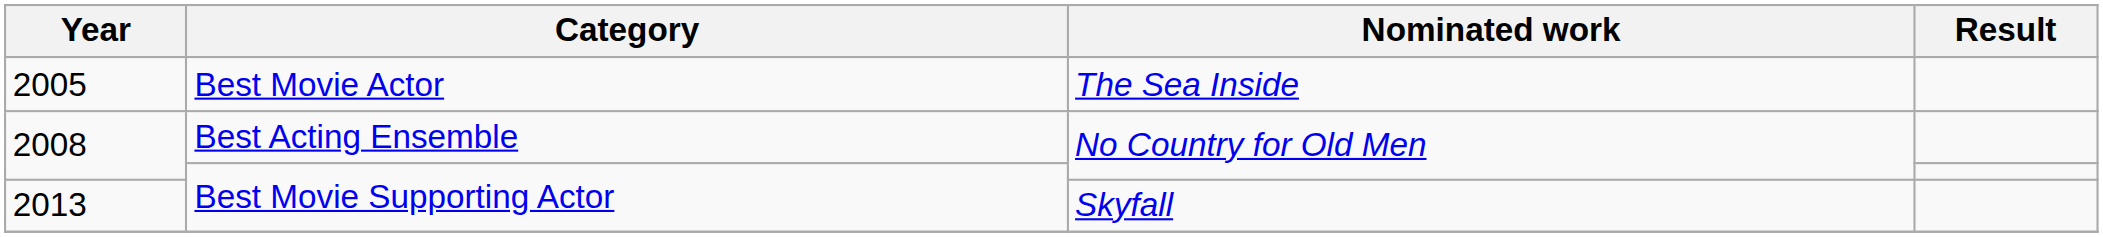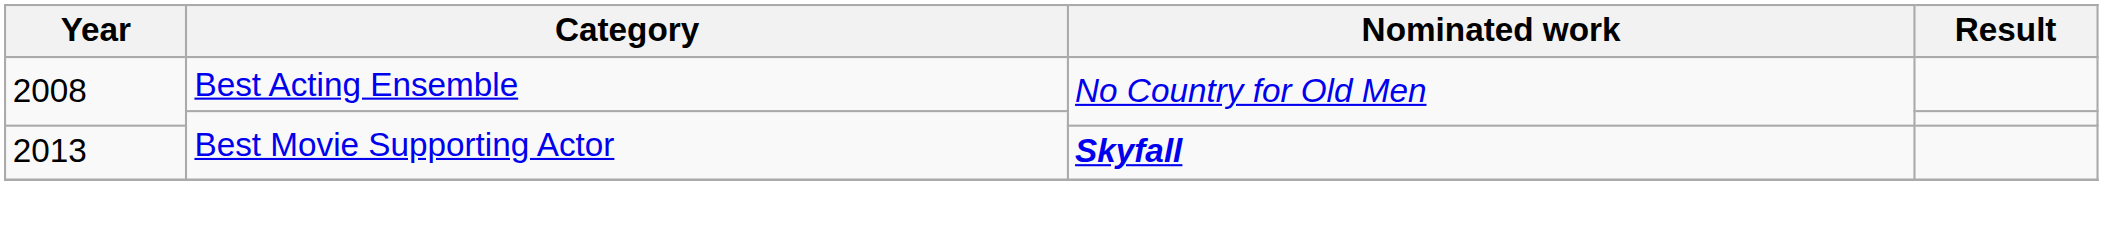- row: (50, 83)
(1124, 204) normal -> (1129, 151) bold
